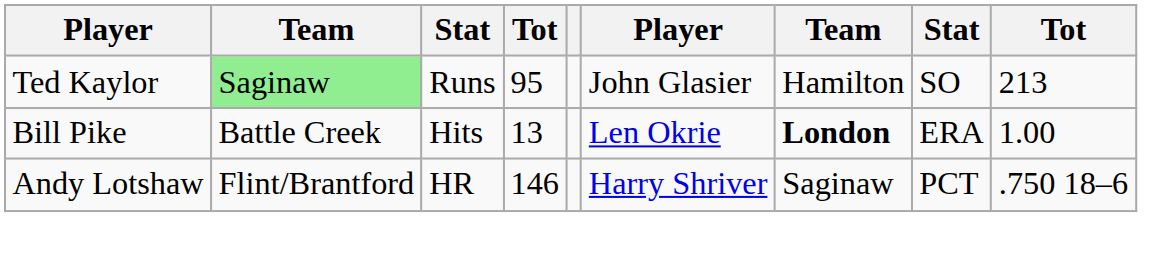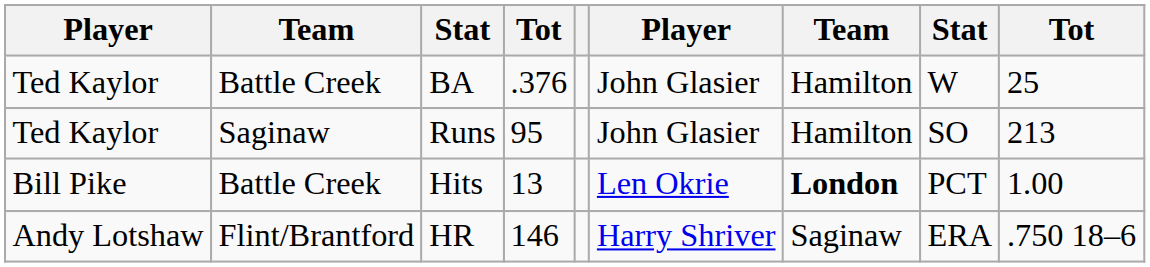+ row: (452, 81)
(274, 81) lightgreen background -> (274, 132) no background
(952, 132) ERA -> (957, 183) PCT
(949, 183) PCT -> (960, 235) ERA
